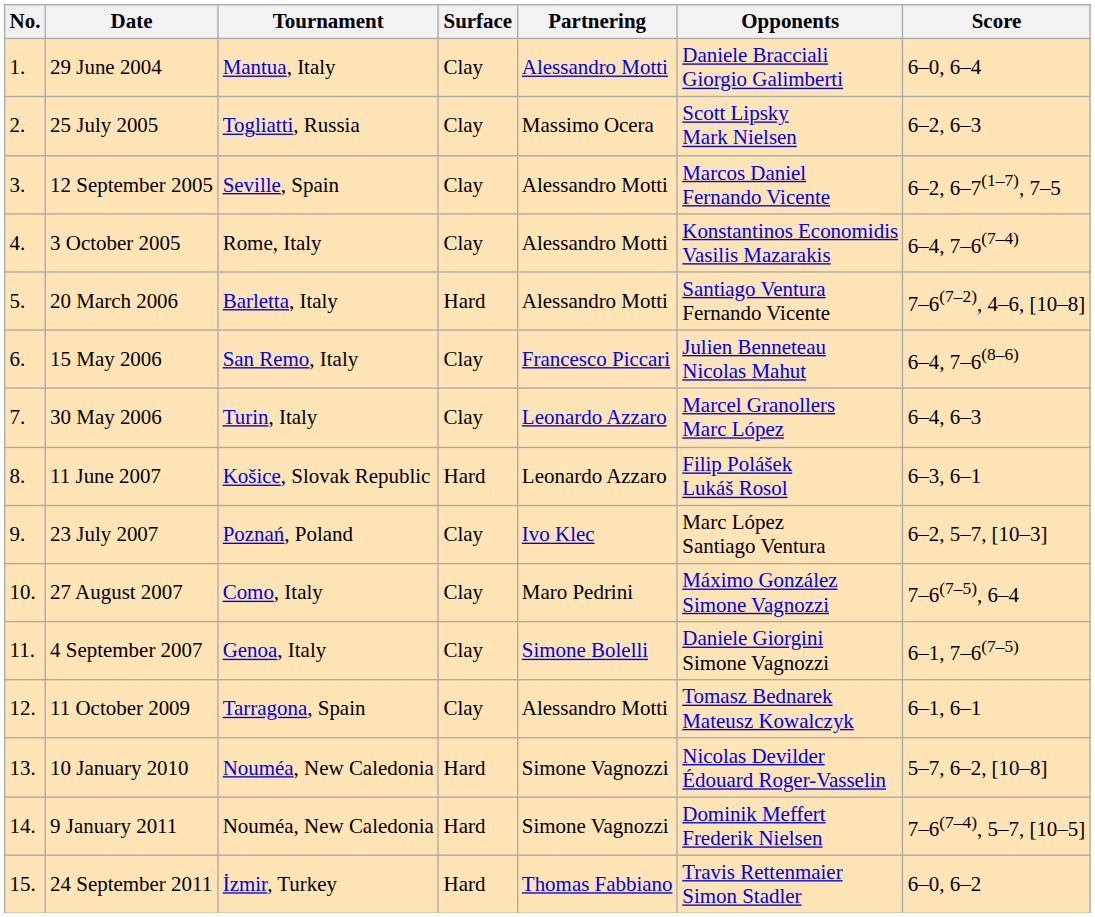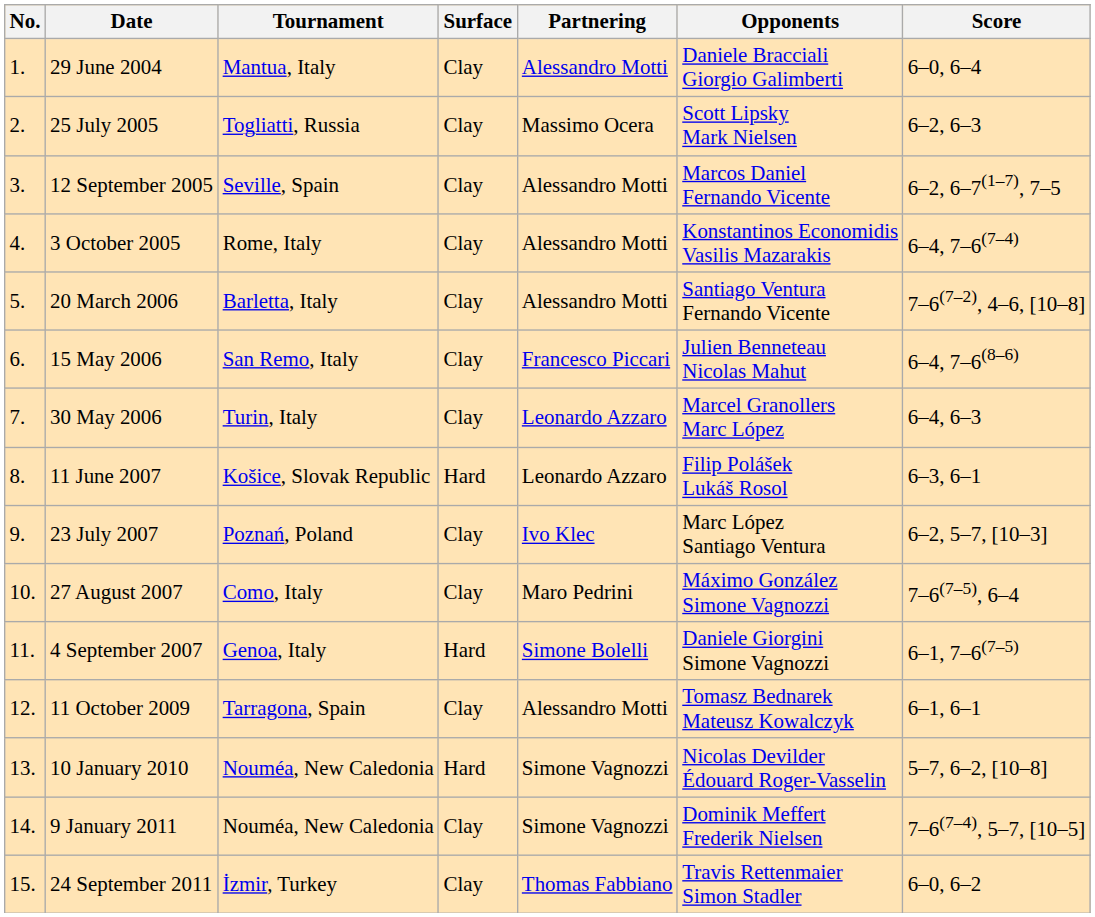(464, 300) Hard -> (463, 300) Clay
(463, 650) Clay -> (464, 650) Hard
(464, 825) Hard -> (463, 825) Clay
(464, 883) Hard -> (463, 883) Clay
